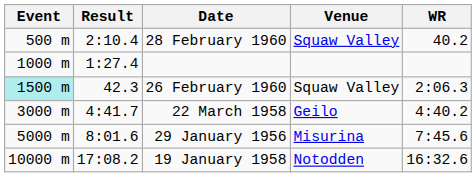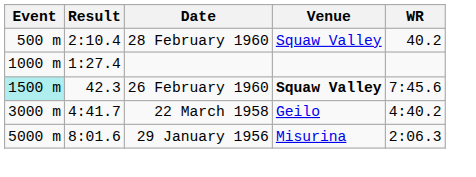(346, 88) normal -> (329, 88) bold
(442, 88) 2:06.3 -> (415, 88) 7:45.6
(442, 136) 7:45.6 -> (415, 136) 2:06.3
- row: (220, 160)
